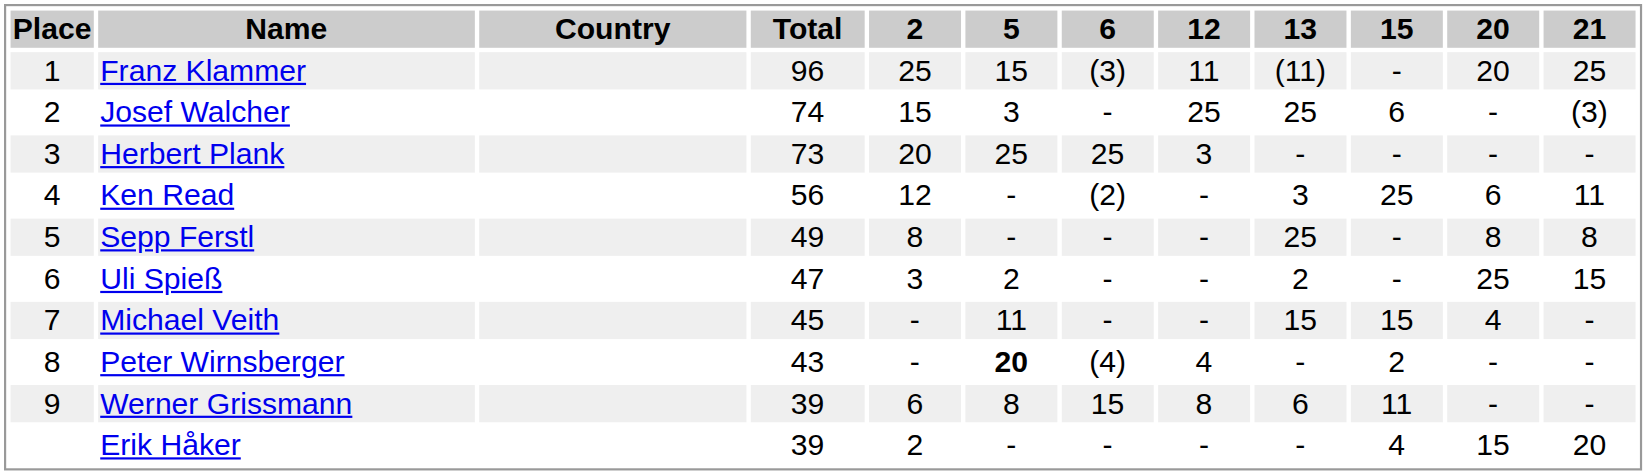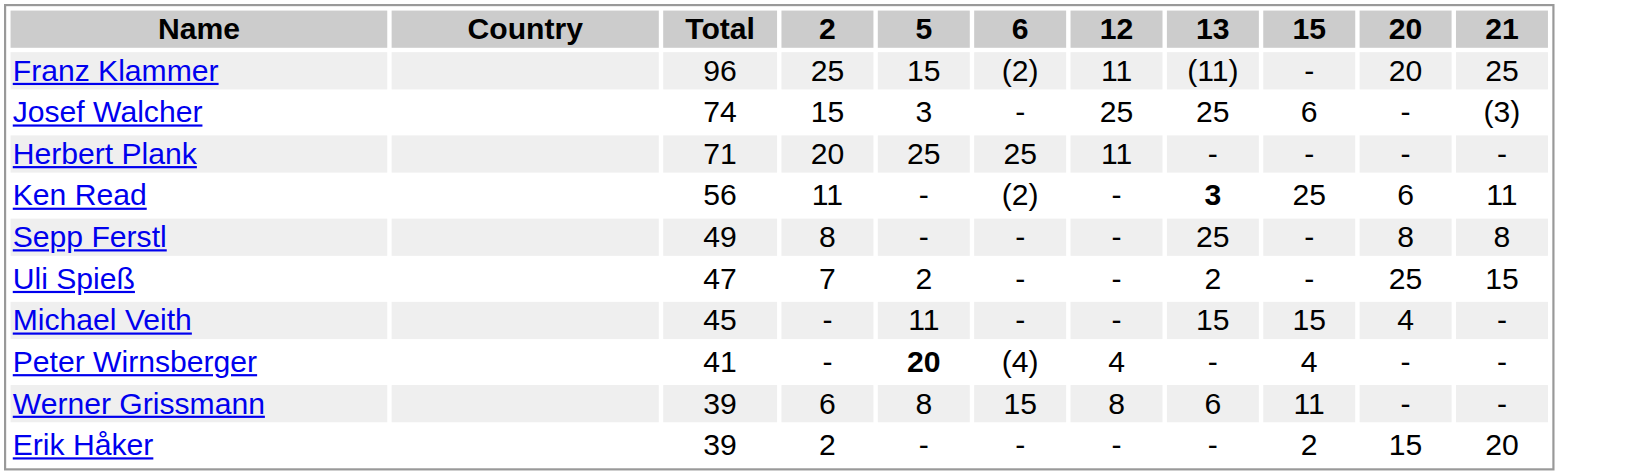- column: (52, 29)
(1108, 71) (3) -> (1020, 71) (2)
(808, 154) 73 -> (720, 154) 71
(1204, 154) 3 -> (1117, 154) 11
(915, 196) 12 -> (827, 196) 11
(1300, 196) normal -> (1213, 196) bold
(915, 279) 3 -> (827, 279) 7
(808, 362) 43 -> (720, 362) 41
(1397, 362) 2 -> (1309, 362) 4
(1397, 445) 4 -> (1309, 445) 2
